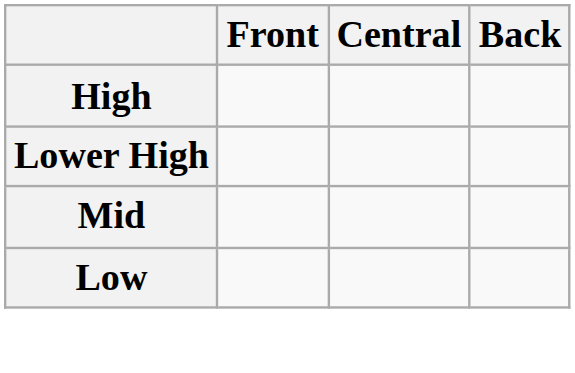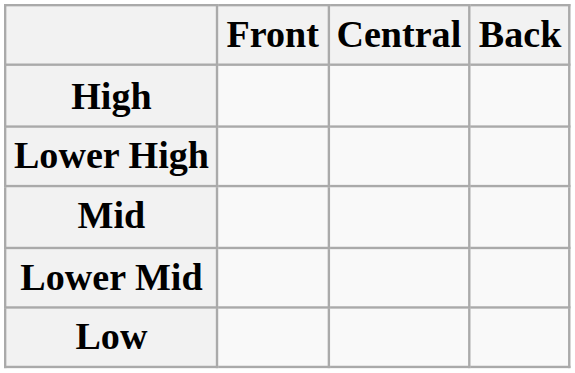+ row: (111, 276)
